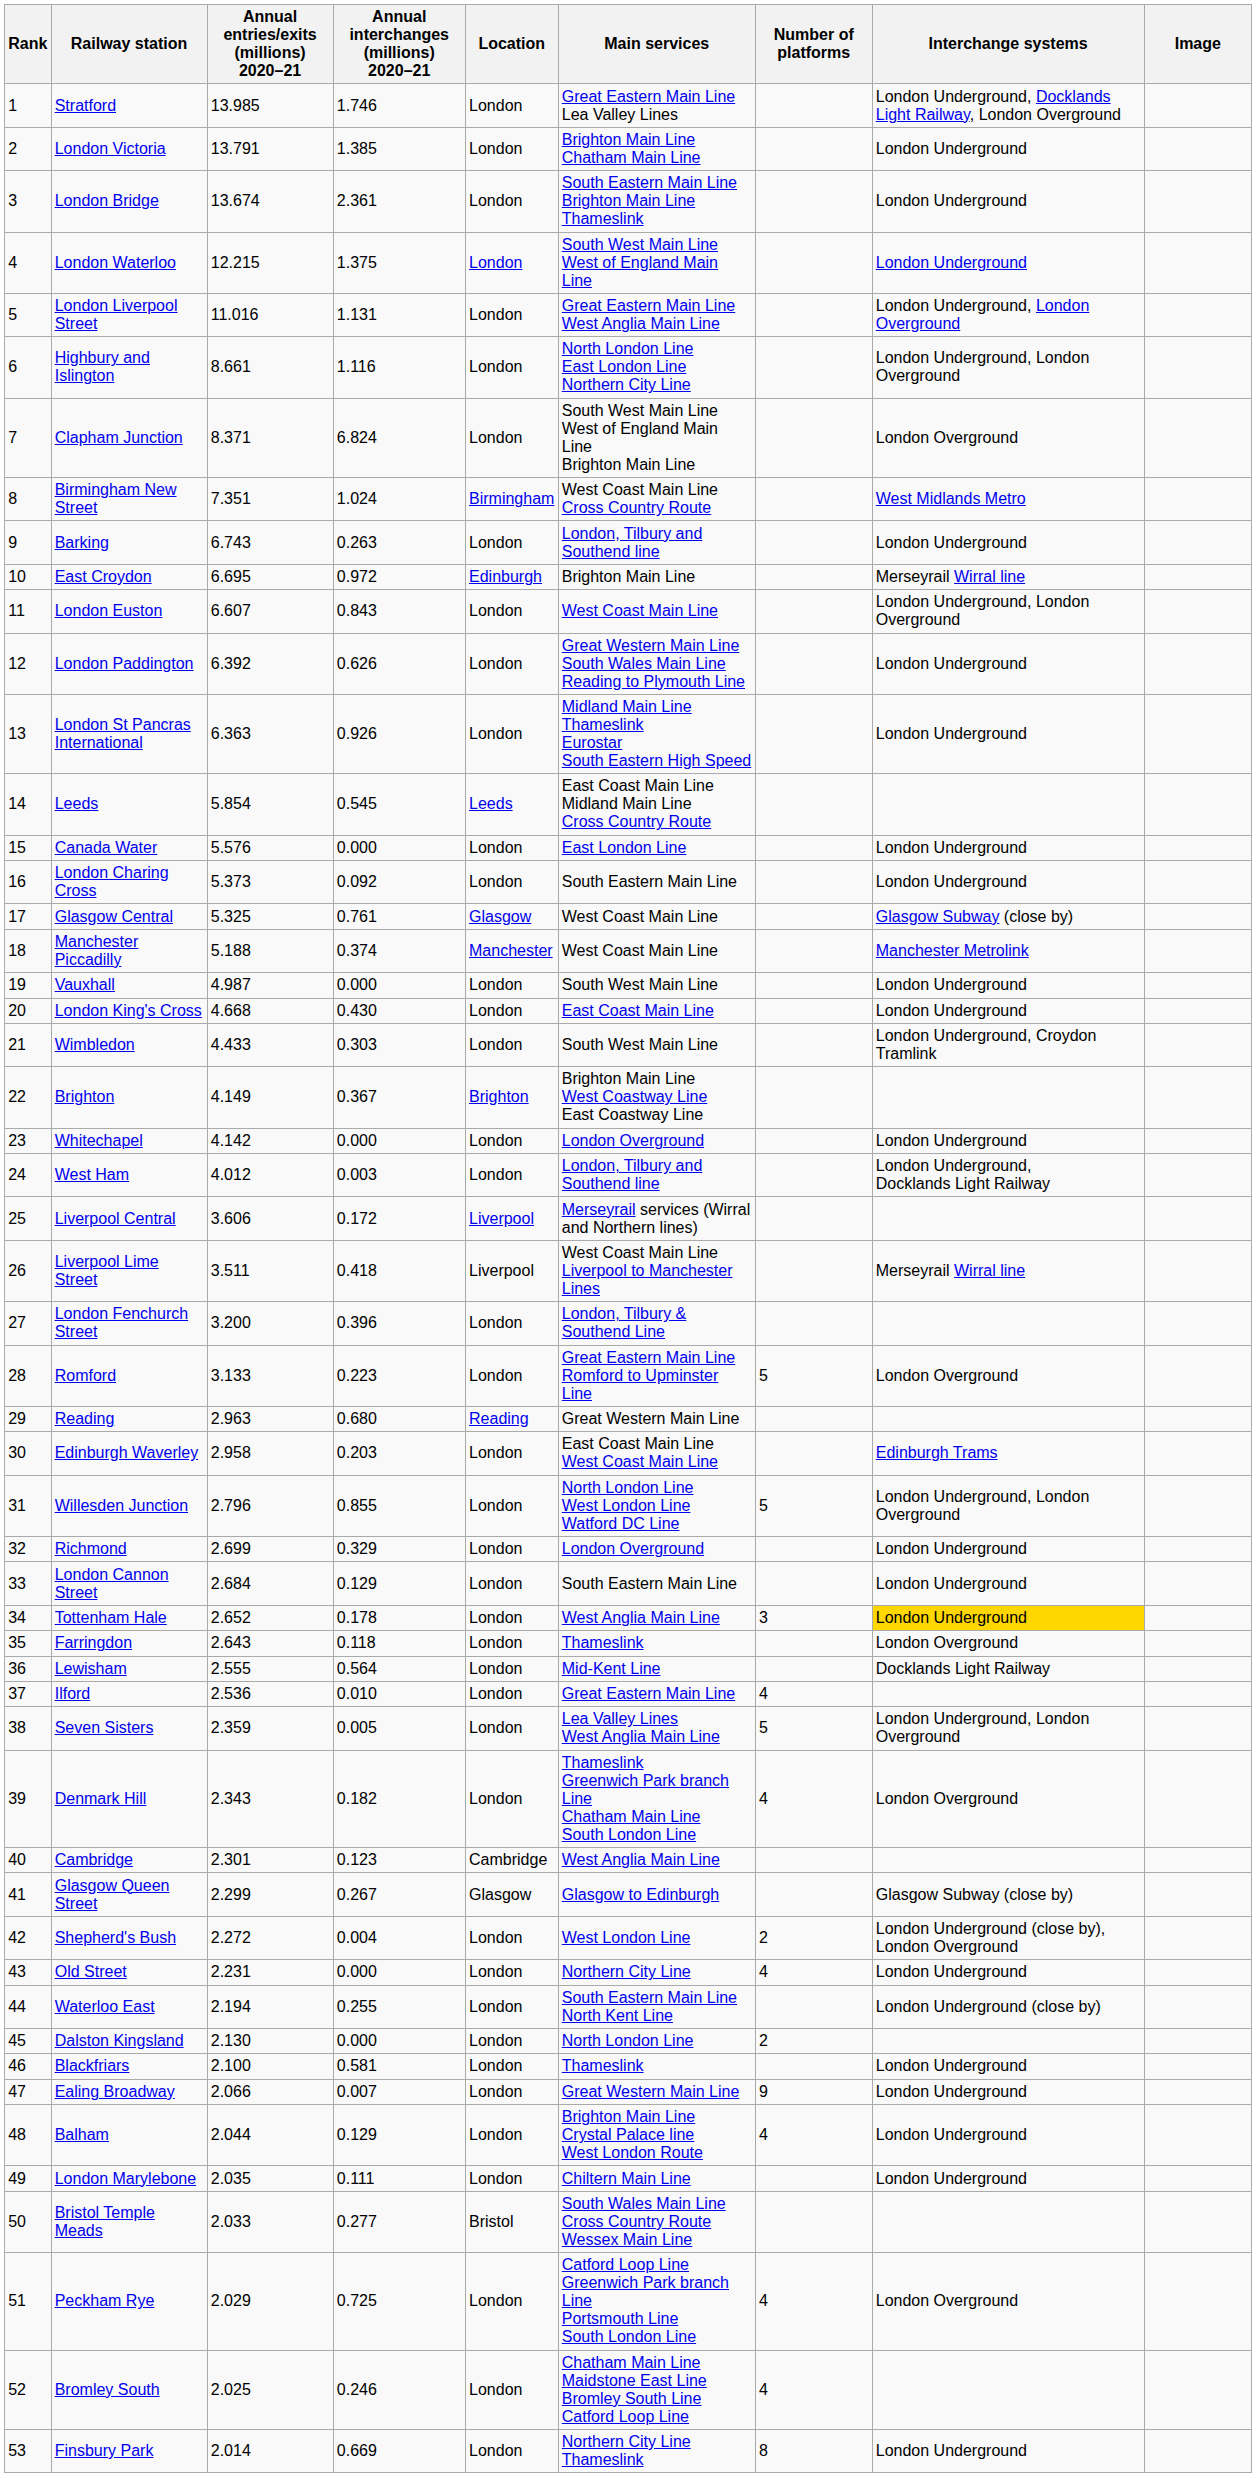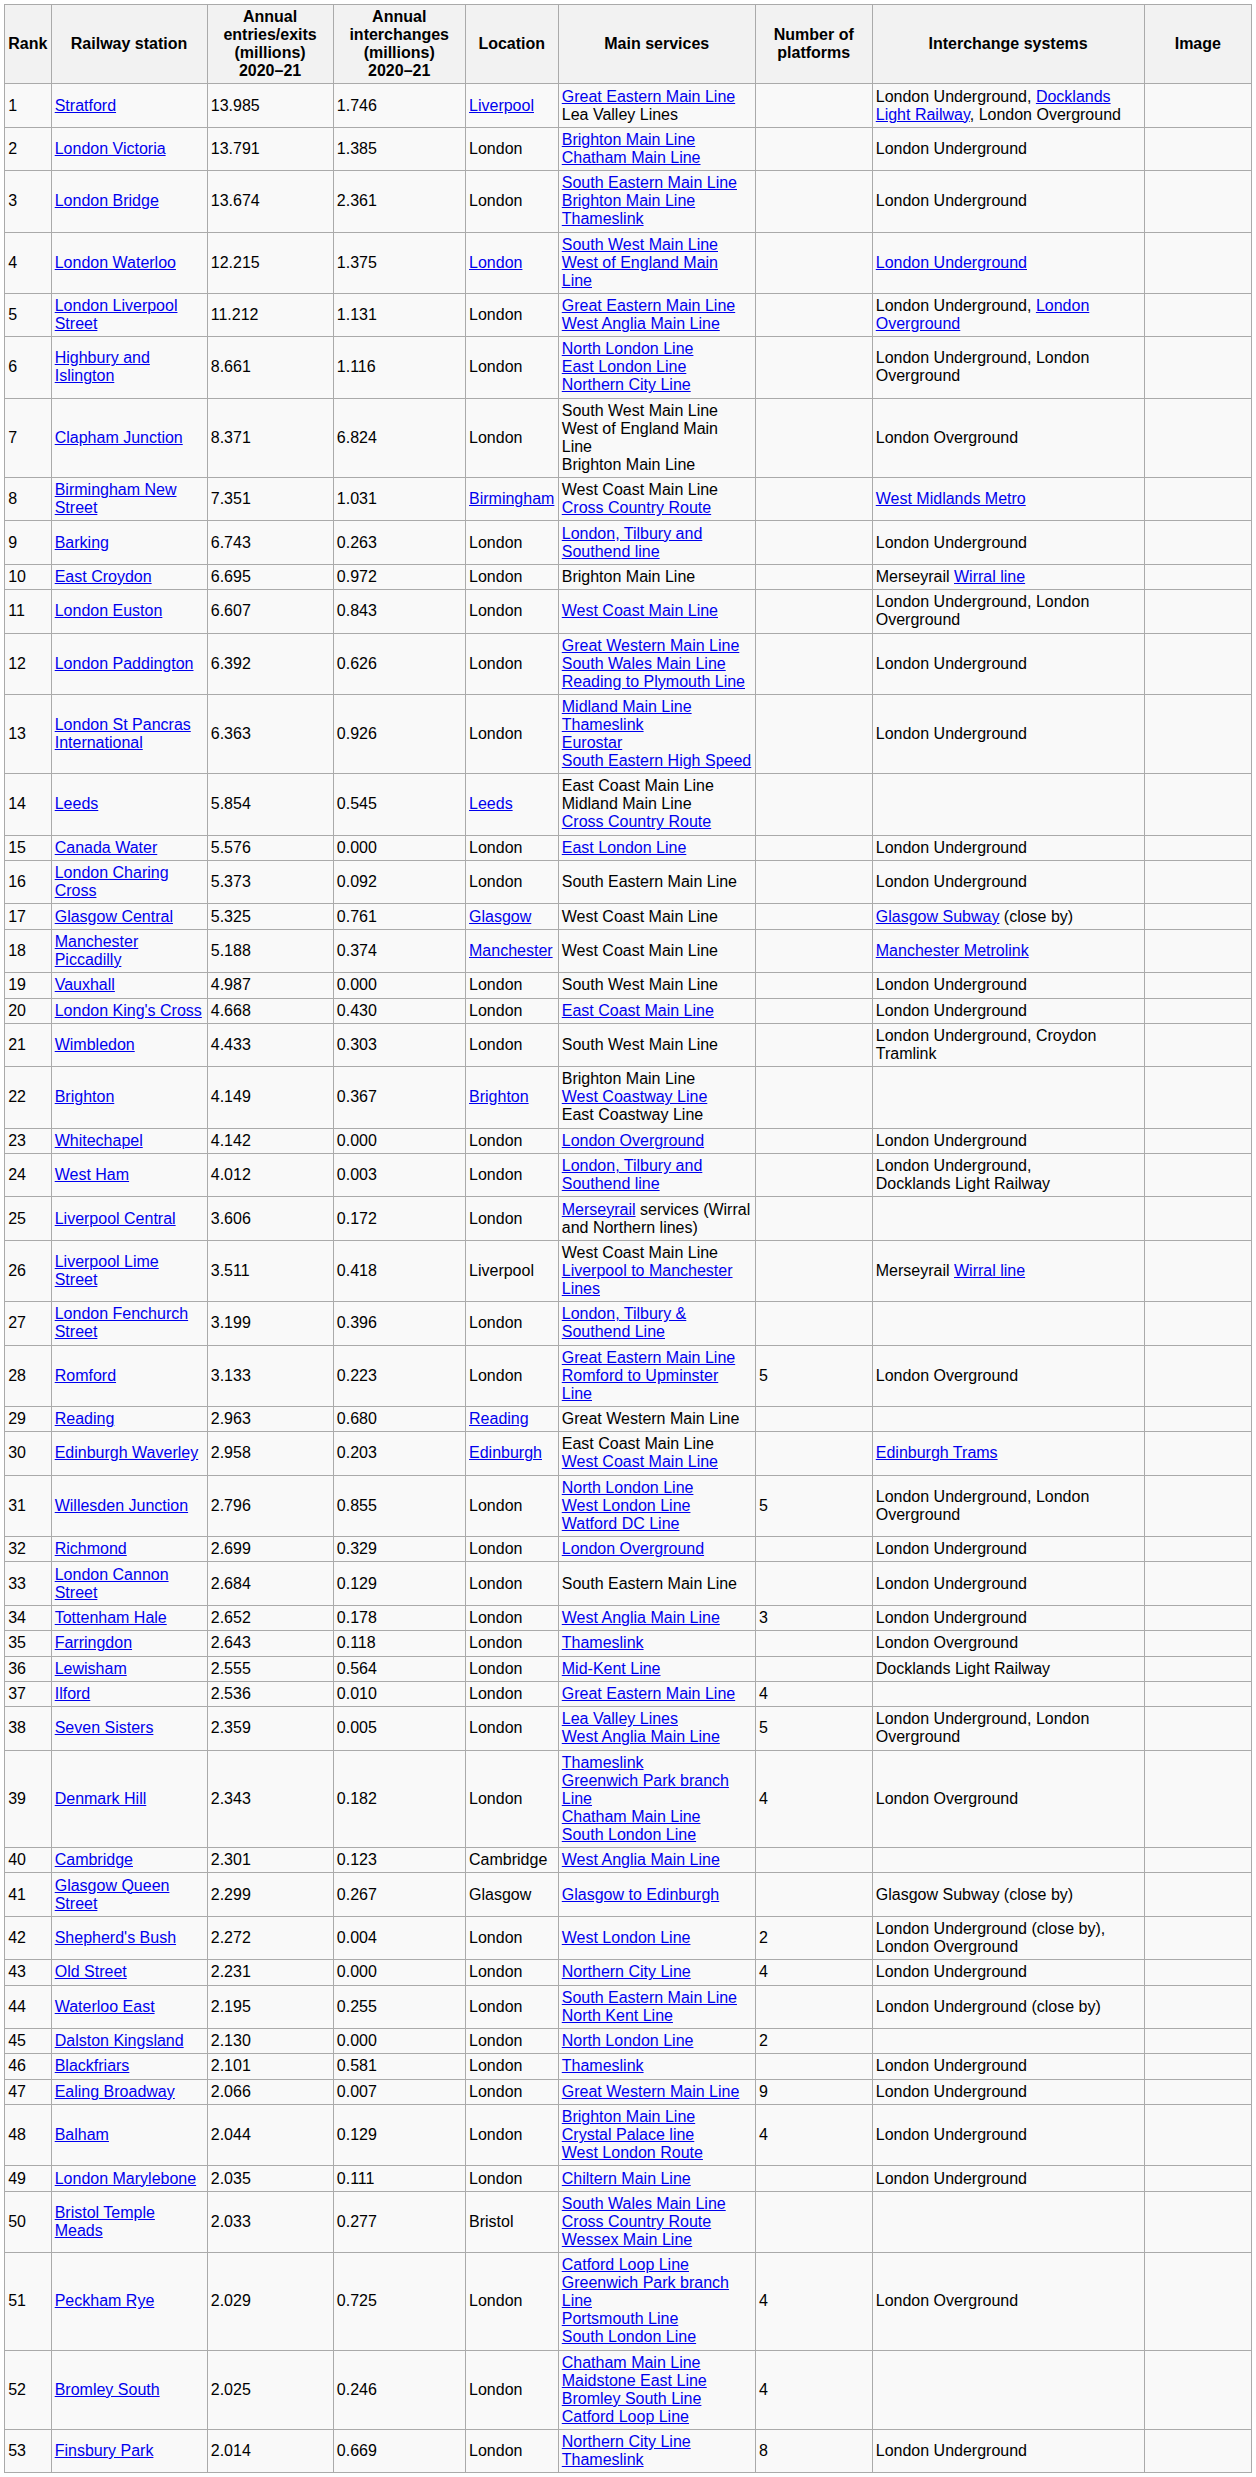(496, 105) London -> (502, 105) Liverpool
(235, 315) 11.016 -> (235, 315) 11.212
(357, 499) 1.024 -> (357, 499) 1.031
(506, 576) Edinburgh -> (496, 576) London
(502, 1218) Liverpool -> (496, 1218) London
(231, 1323) 3.200 -> (231, 1323) 3.199
(496, 1453) London -> (506, 1453) Edinburgh
(951, 1617) gold background -> (951, 1617) no background
(231, 2006) 2.194 -> (231, 2006) 2.195
(231, 2066) 2.100 -> (231, 2066) 2.101
